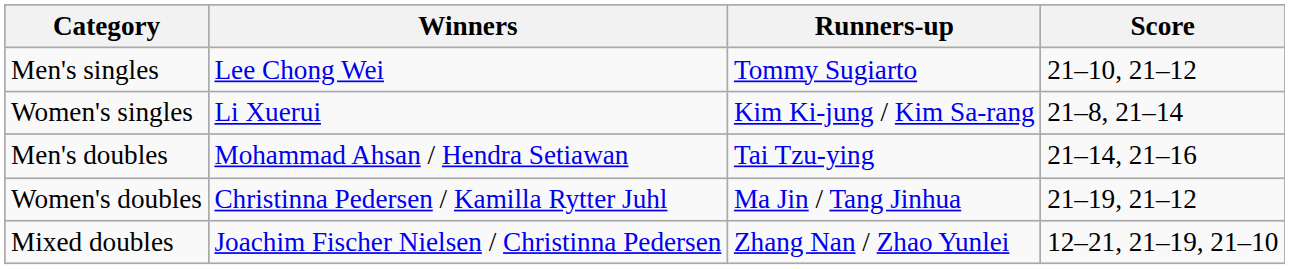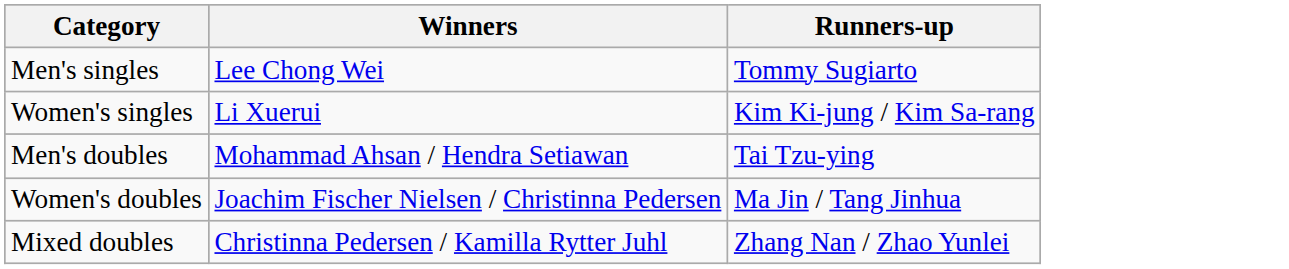- column: (1163, 26)
(441, 198) Christinna Pedersen / Kamilla Rytter Juhl -> (468, 198) Joachim Fischer Nielsen / Christinna Pedersen
(468, 241) Joachim Fischer Nielsen / Christinna Pedersen -> (441, 241) Christinna Pedersen / Kamilla Rytter Juhl
